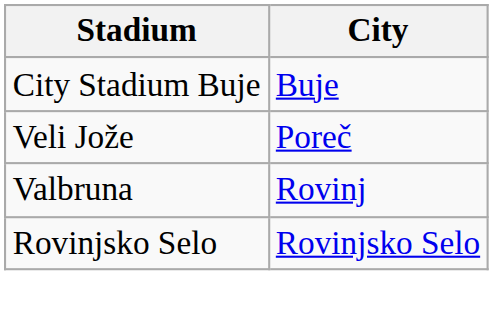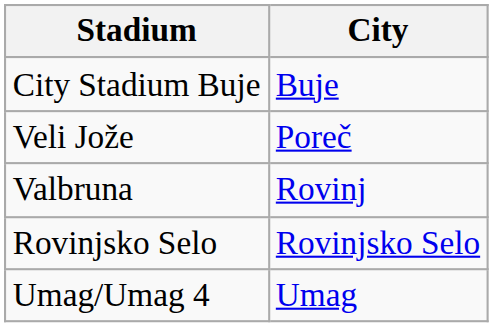+ row: (111, 294)
